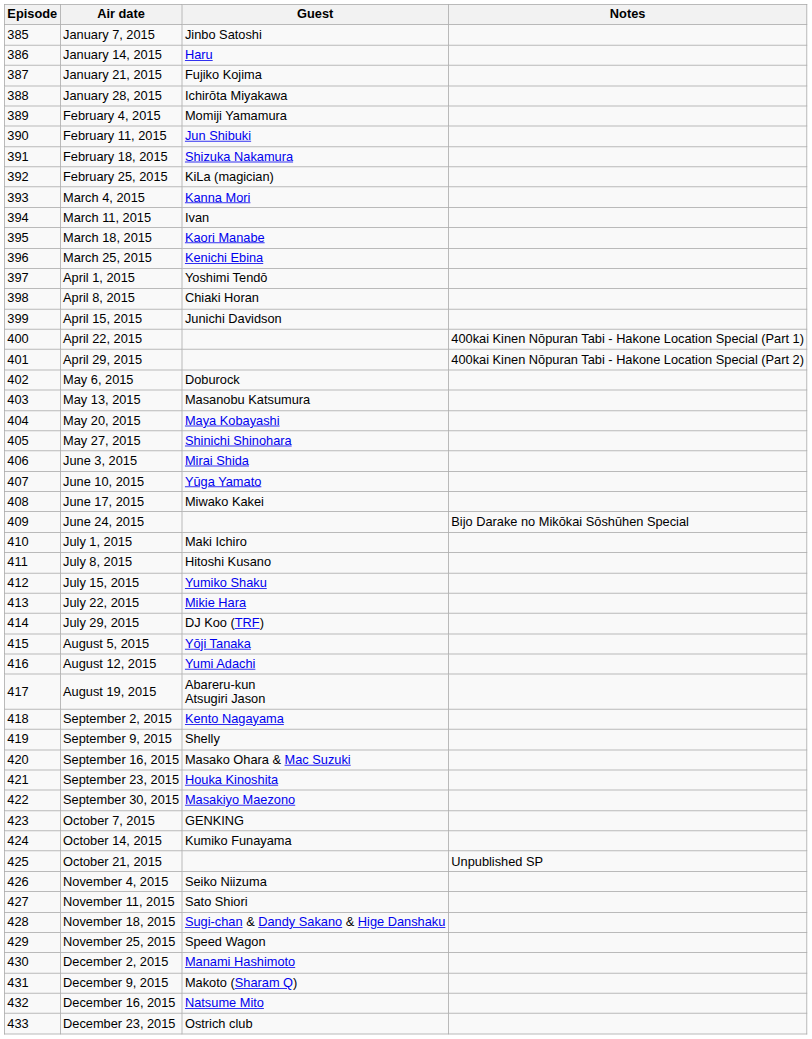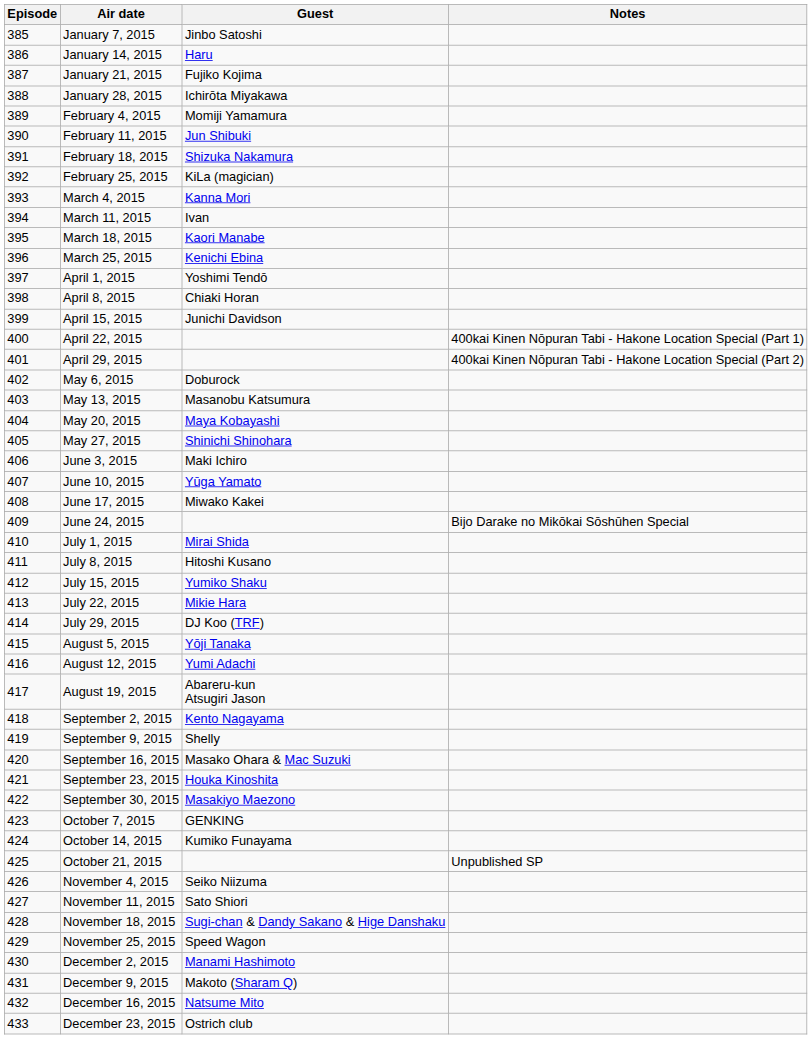(217, 461) Mirai Shida -> (216, 461) Maki Ichiro
(216, 542) Maki Ichiro -> (217, 542) Mirai Shida
